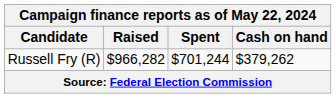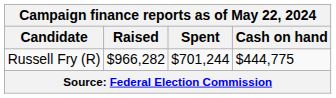(265, 59) $379,262 -> (265, 59) $444,775
